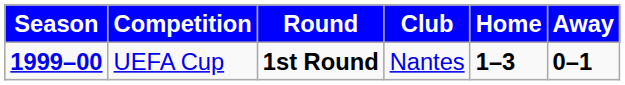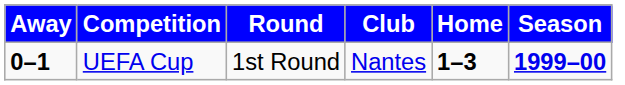columns swapped: (56, 24) <-> (583, 24)
(321, 61) bold -> (286, 61) normal
